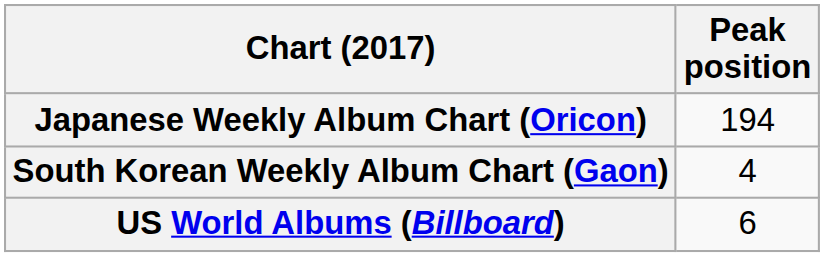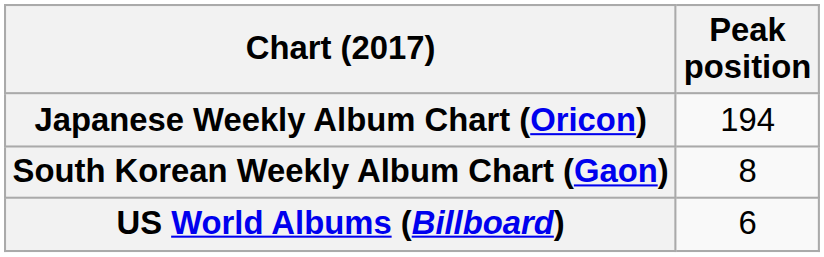(748, 171) 4 -> (748, 171) 8
